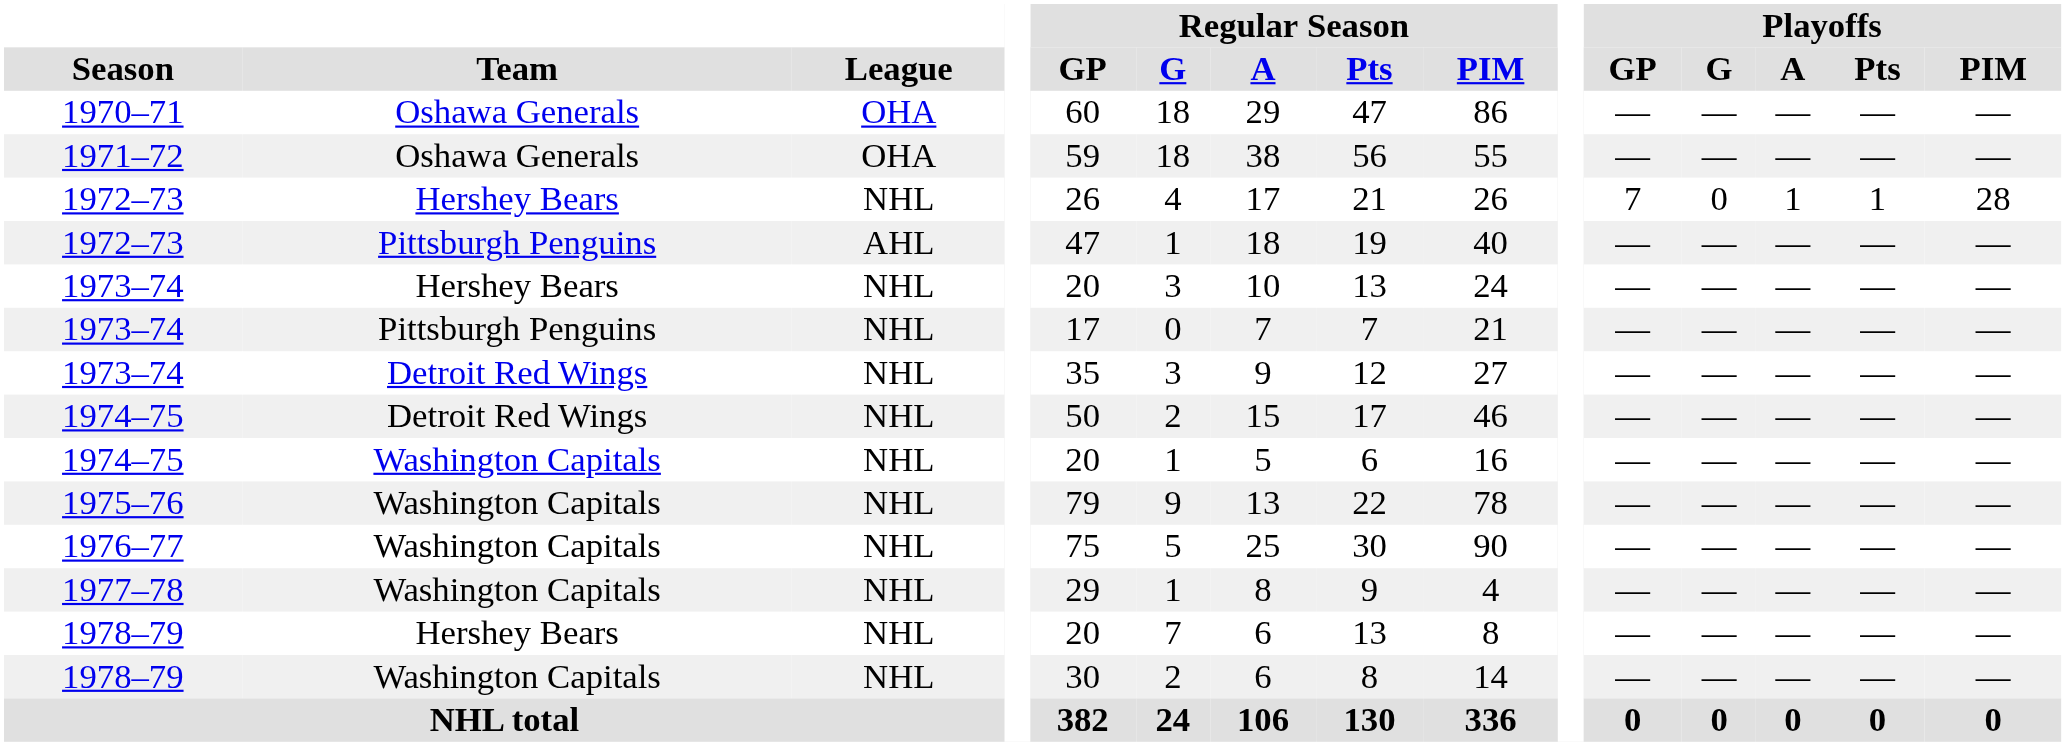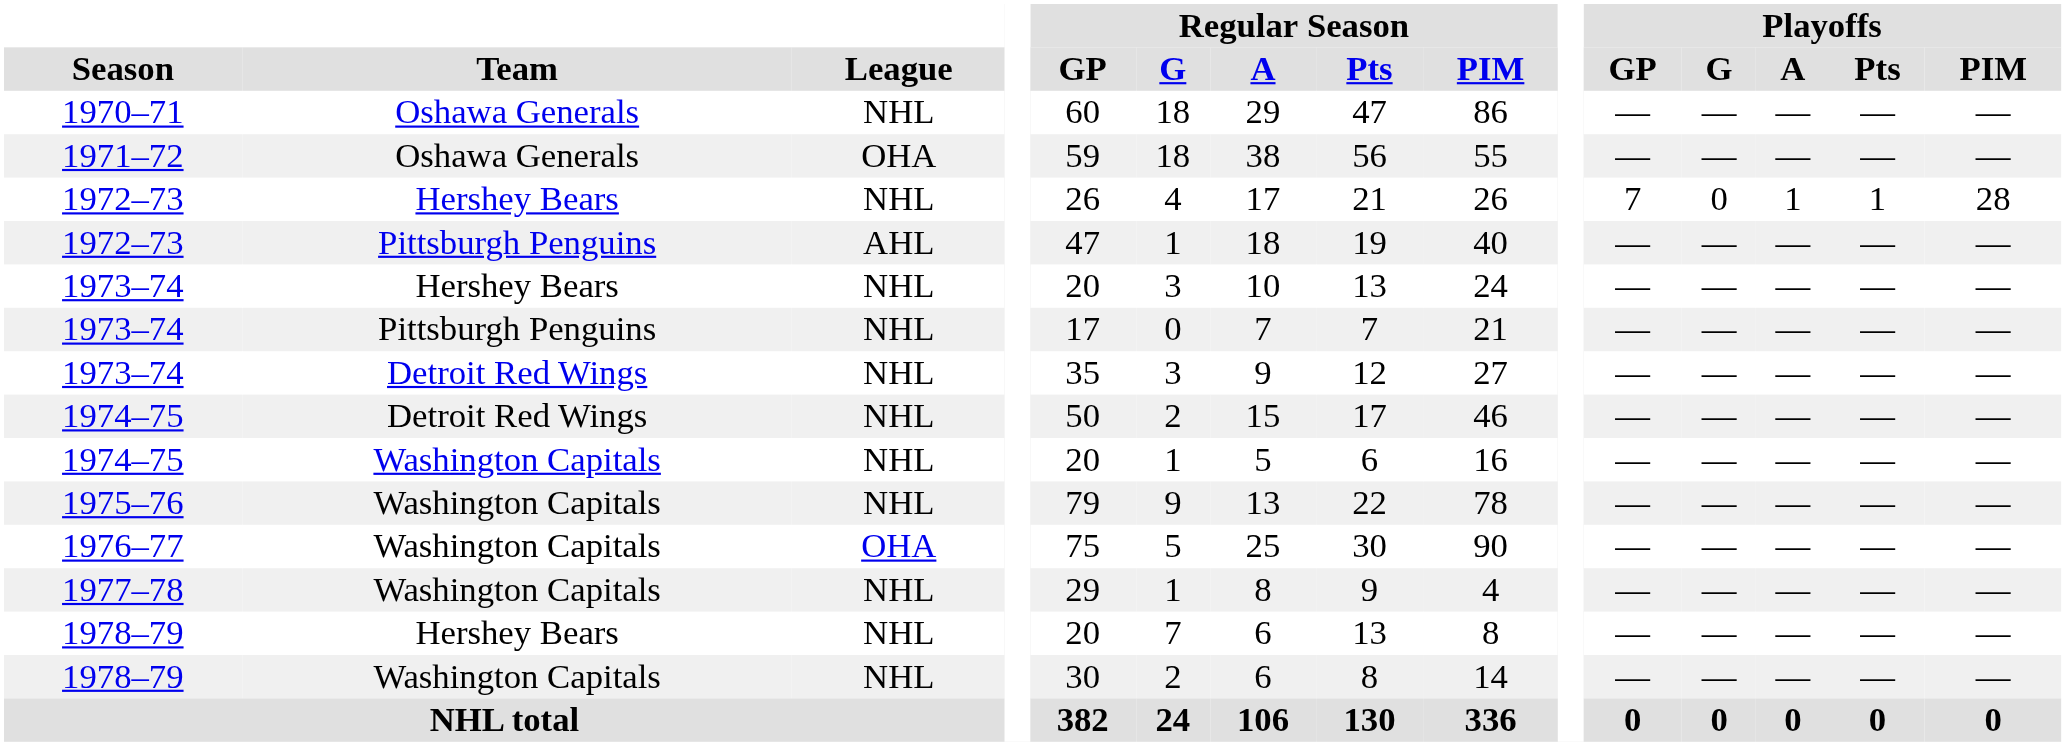(899, 111) OHA -> (899, 111) NHL
(899, 545) NHL -> (899, 545) OHA
